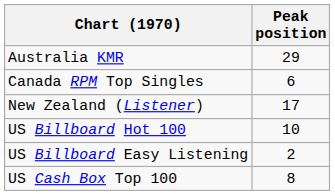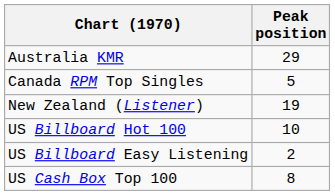(291, 82) 6 -> (291, 82) 5
(291, 106) 17 -> (291, 106) 19
